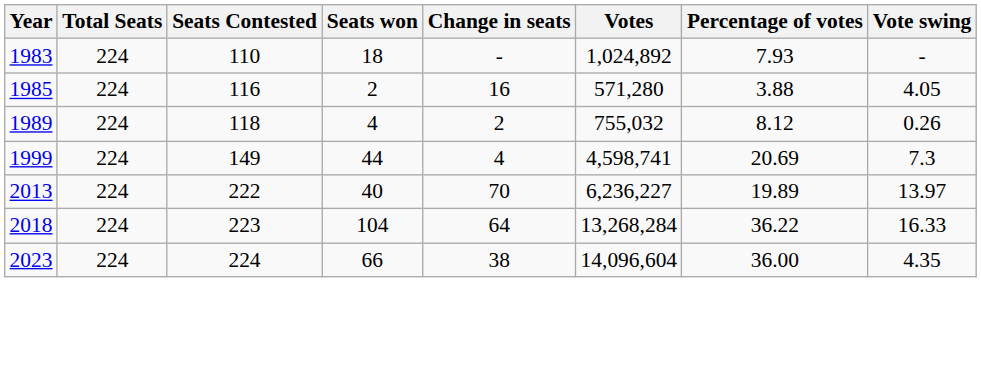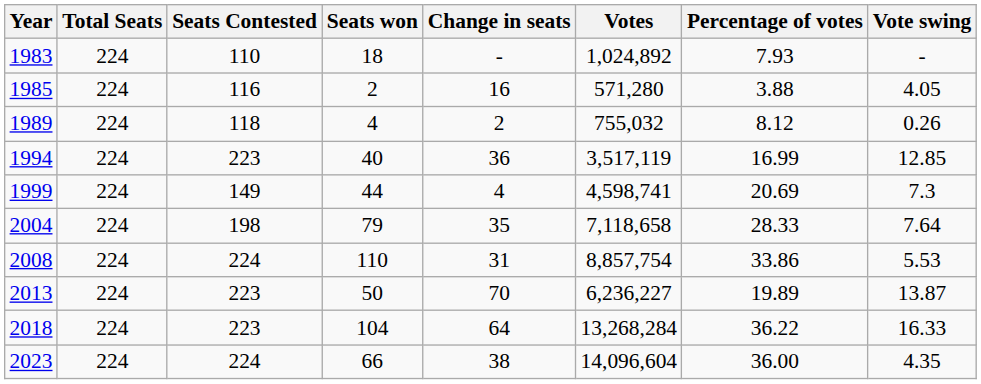+ row: (31, 157)
+ row: (31, 225)
+ row: (31, 259)
(244, 191) 222 -> (244, 293) 223
(372, 191) 40 -> (372, 293) 50
(922, 191) 13.97 -> (922, 293) 13.87
